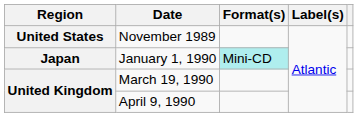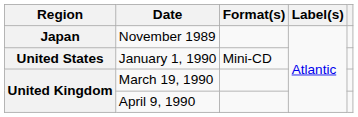(60, 36) United States -> (60, 36) Japan
(60, 58) Japan -> (60, 58) United States
(247, 58) paleturquoise background -> (247, 58) no background
